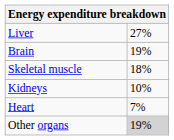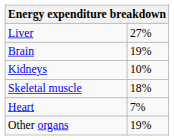rows swapped: (45, 70) <-> (28, 88)
(141, 125) lightgrey background -> (141, 125) no background
